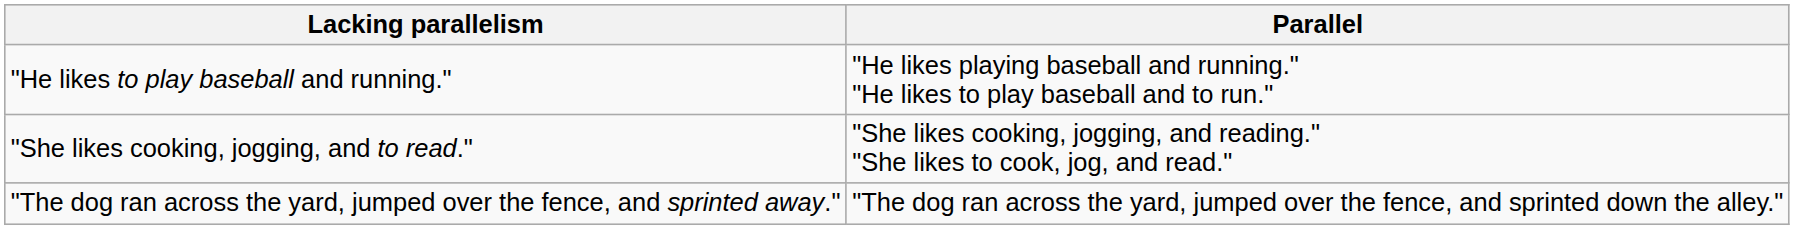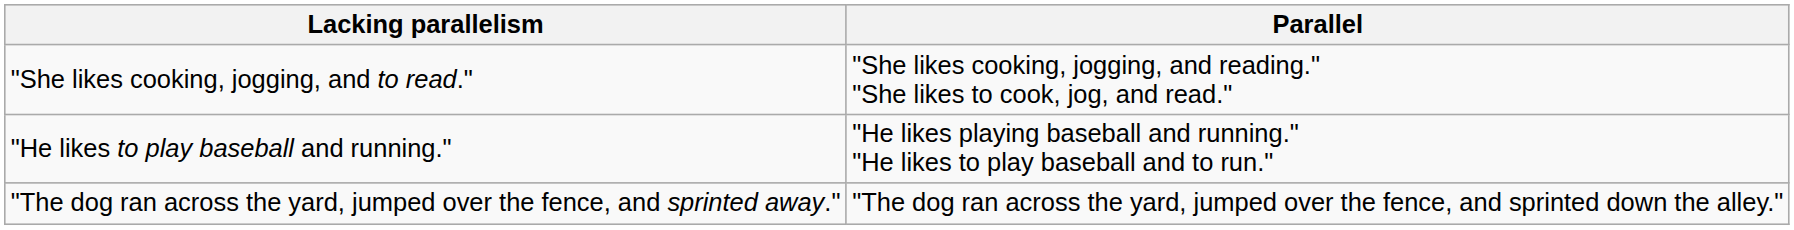rows swapped: (242, 148) <-> (231, 79)
